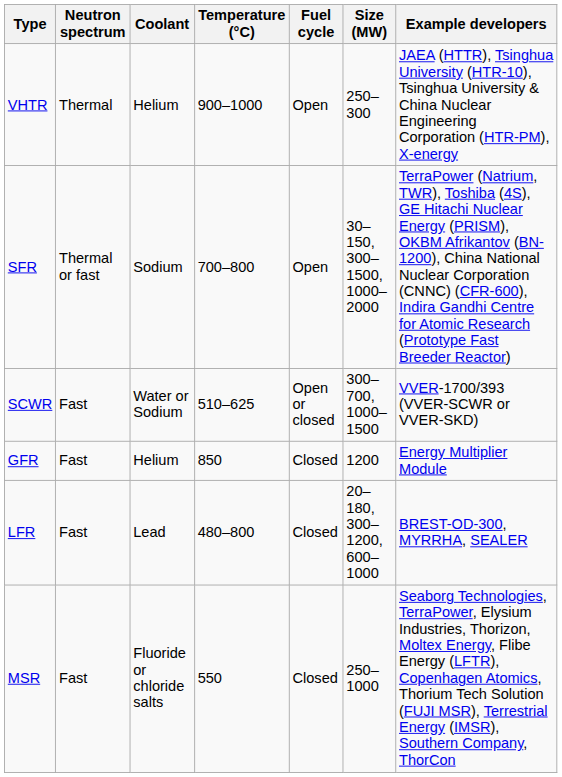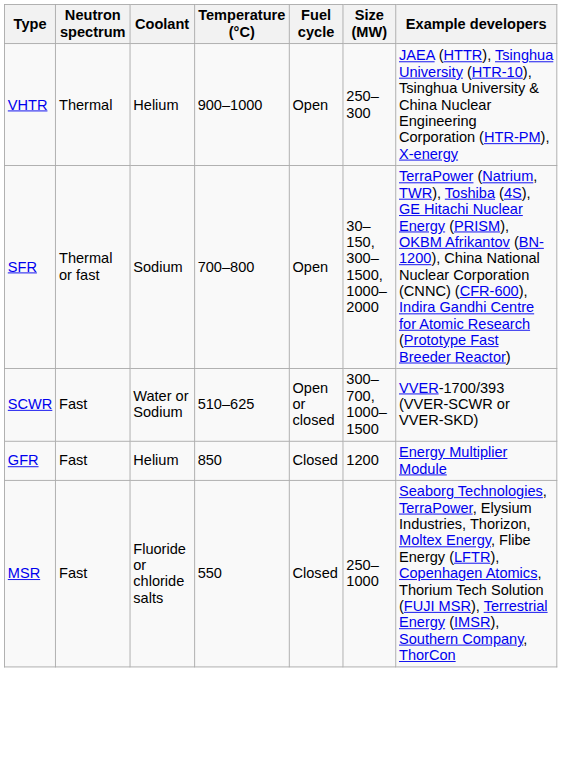- row: (22, 532)
